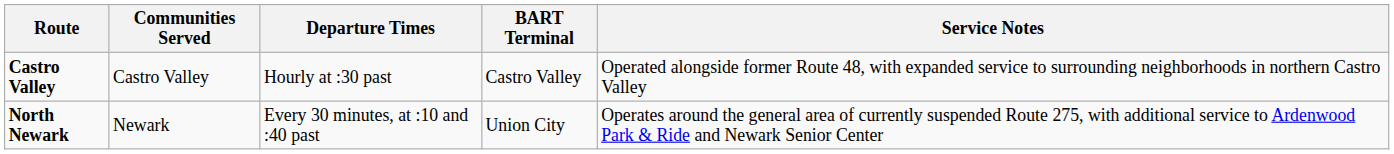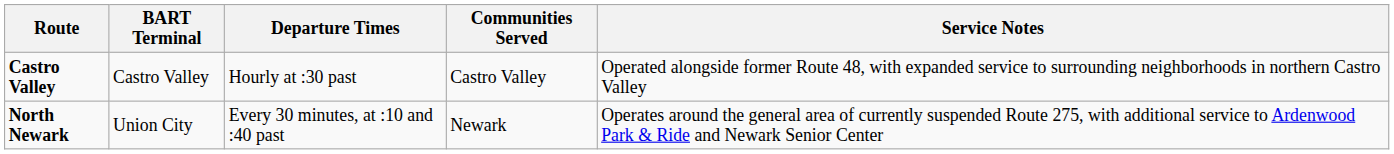columns swapped: (539, 28) <-> (184, 28)
